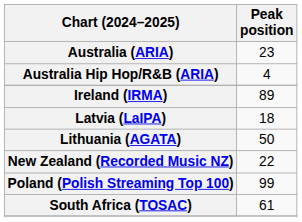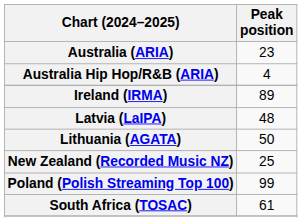(267, 118) 18 -> (267, 118) 48
(267, 161) 22 -> (267, 161) 25
